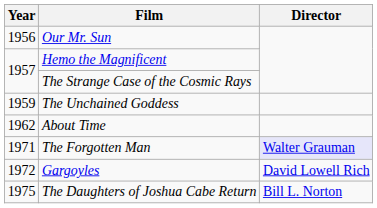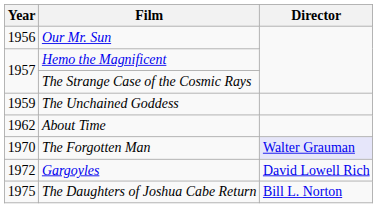(22, 147) 1971 -> (22, 147) 1970
